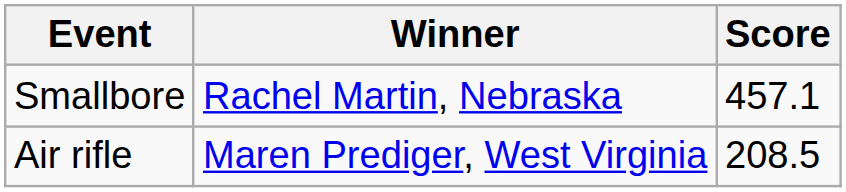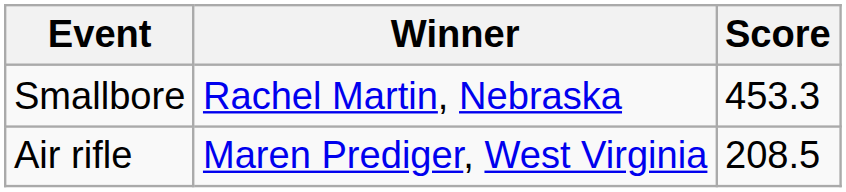(773, 95) 457.1 -> (773, 95) 453.3
